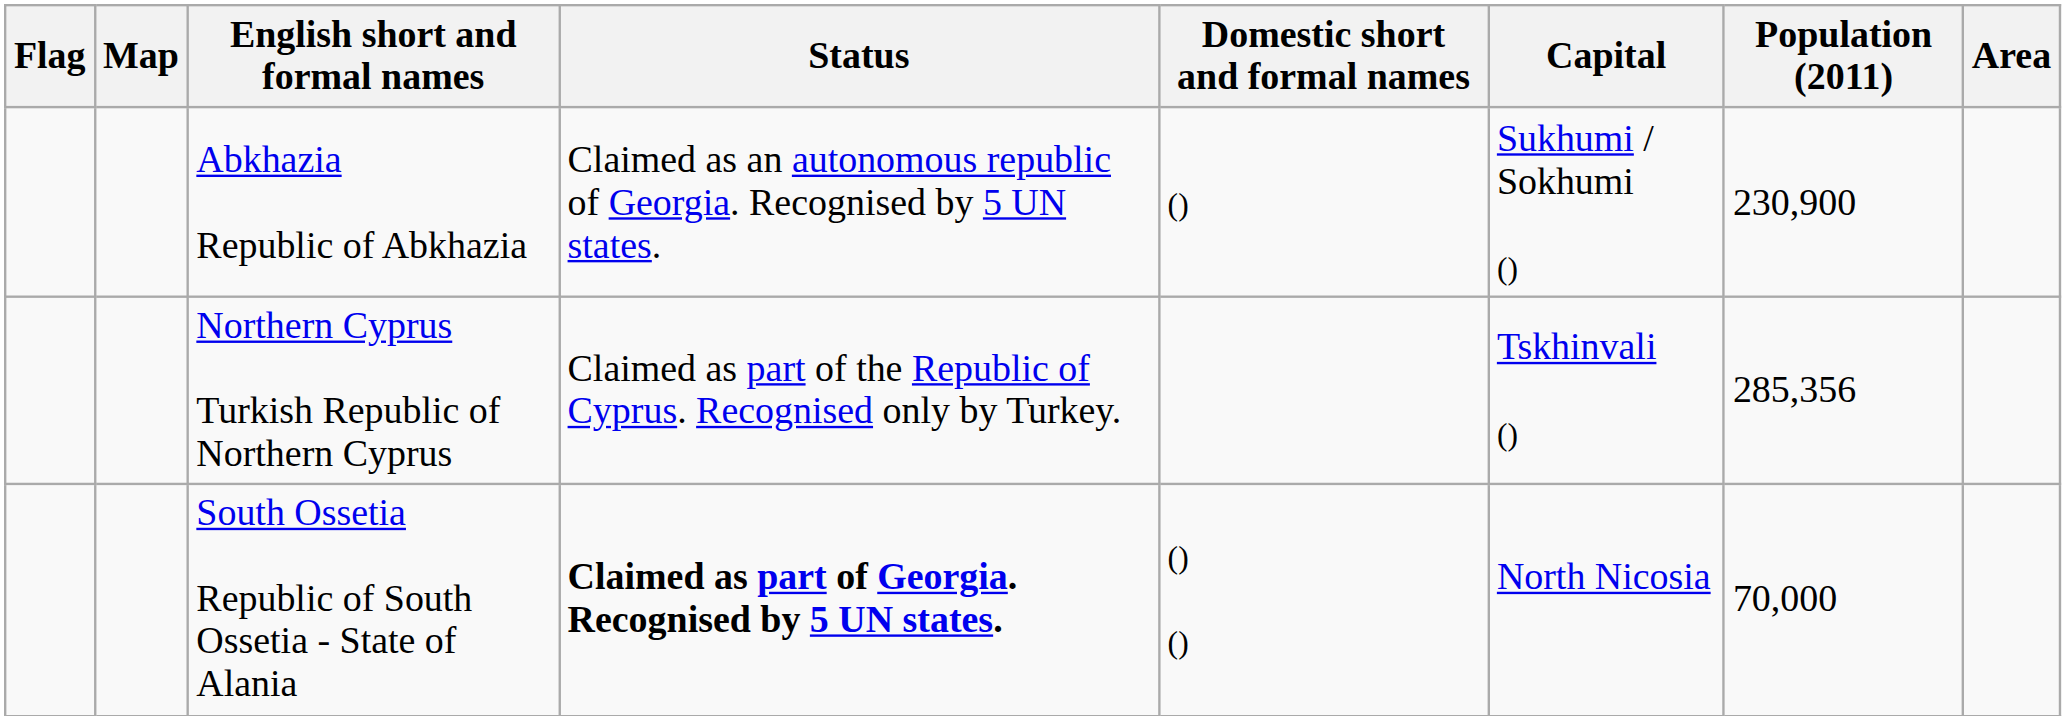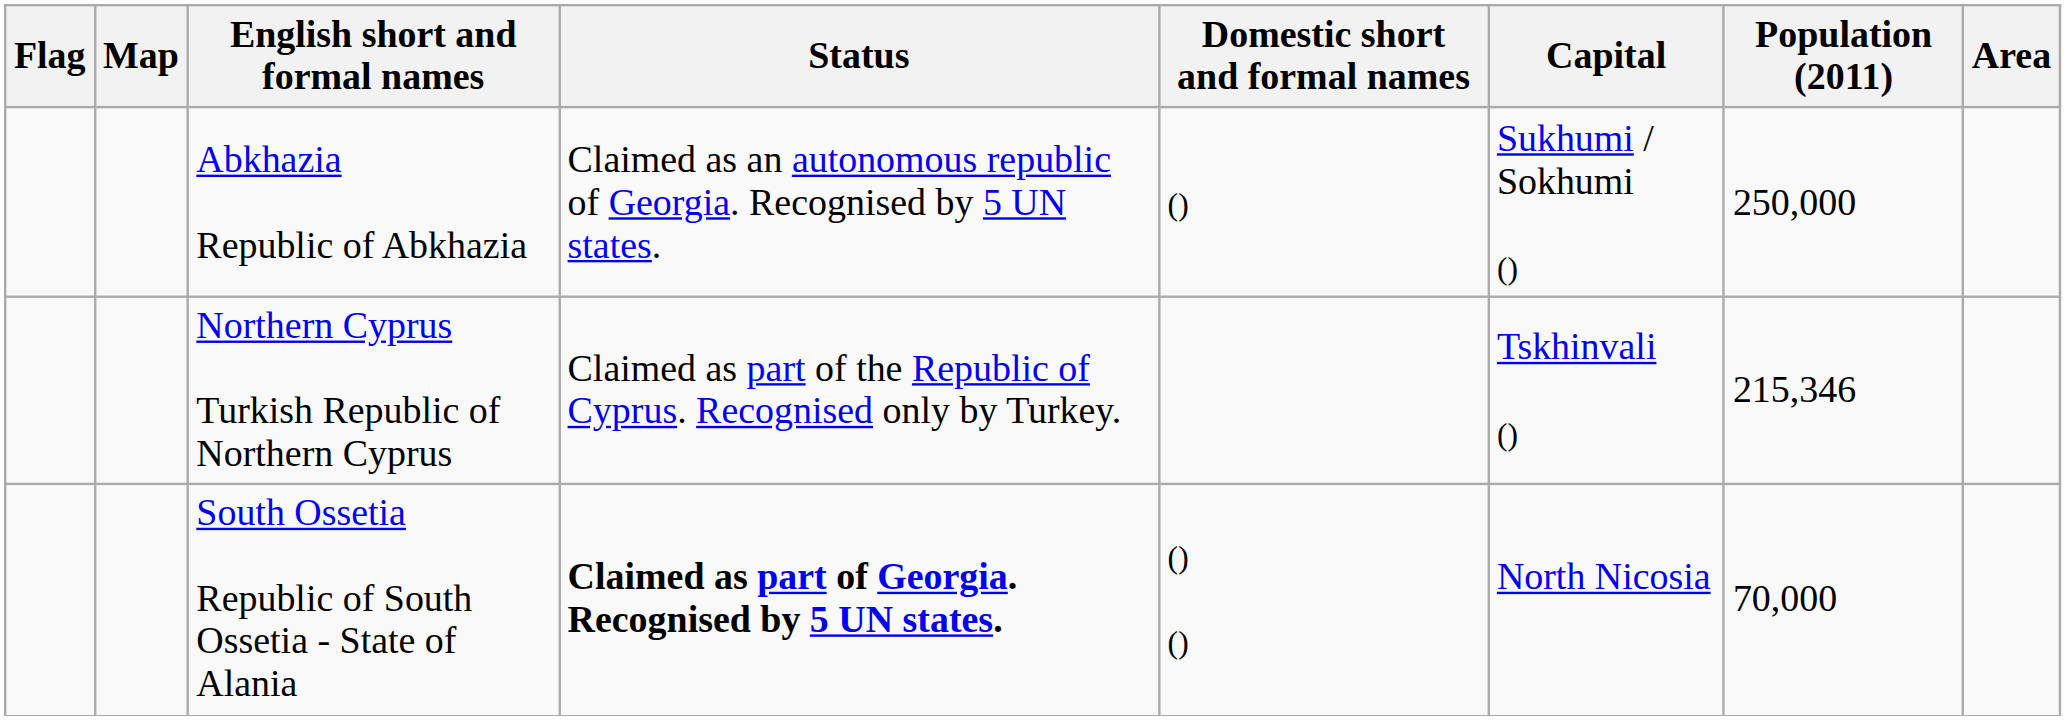(1794, 201) 230,900 -> (1794, 201) 250,000
(1794, 389) 285,356 -> (1794, 389) 215,346
